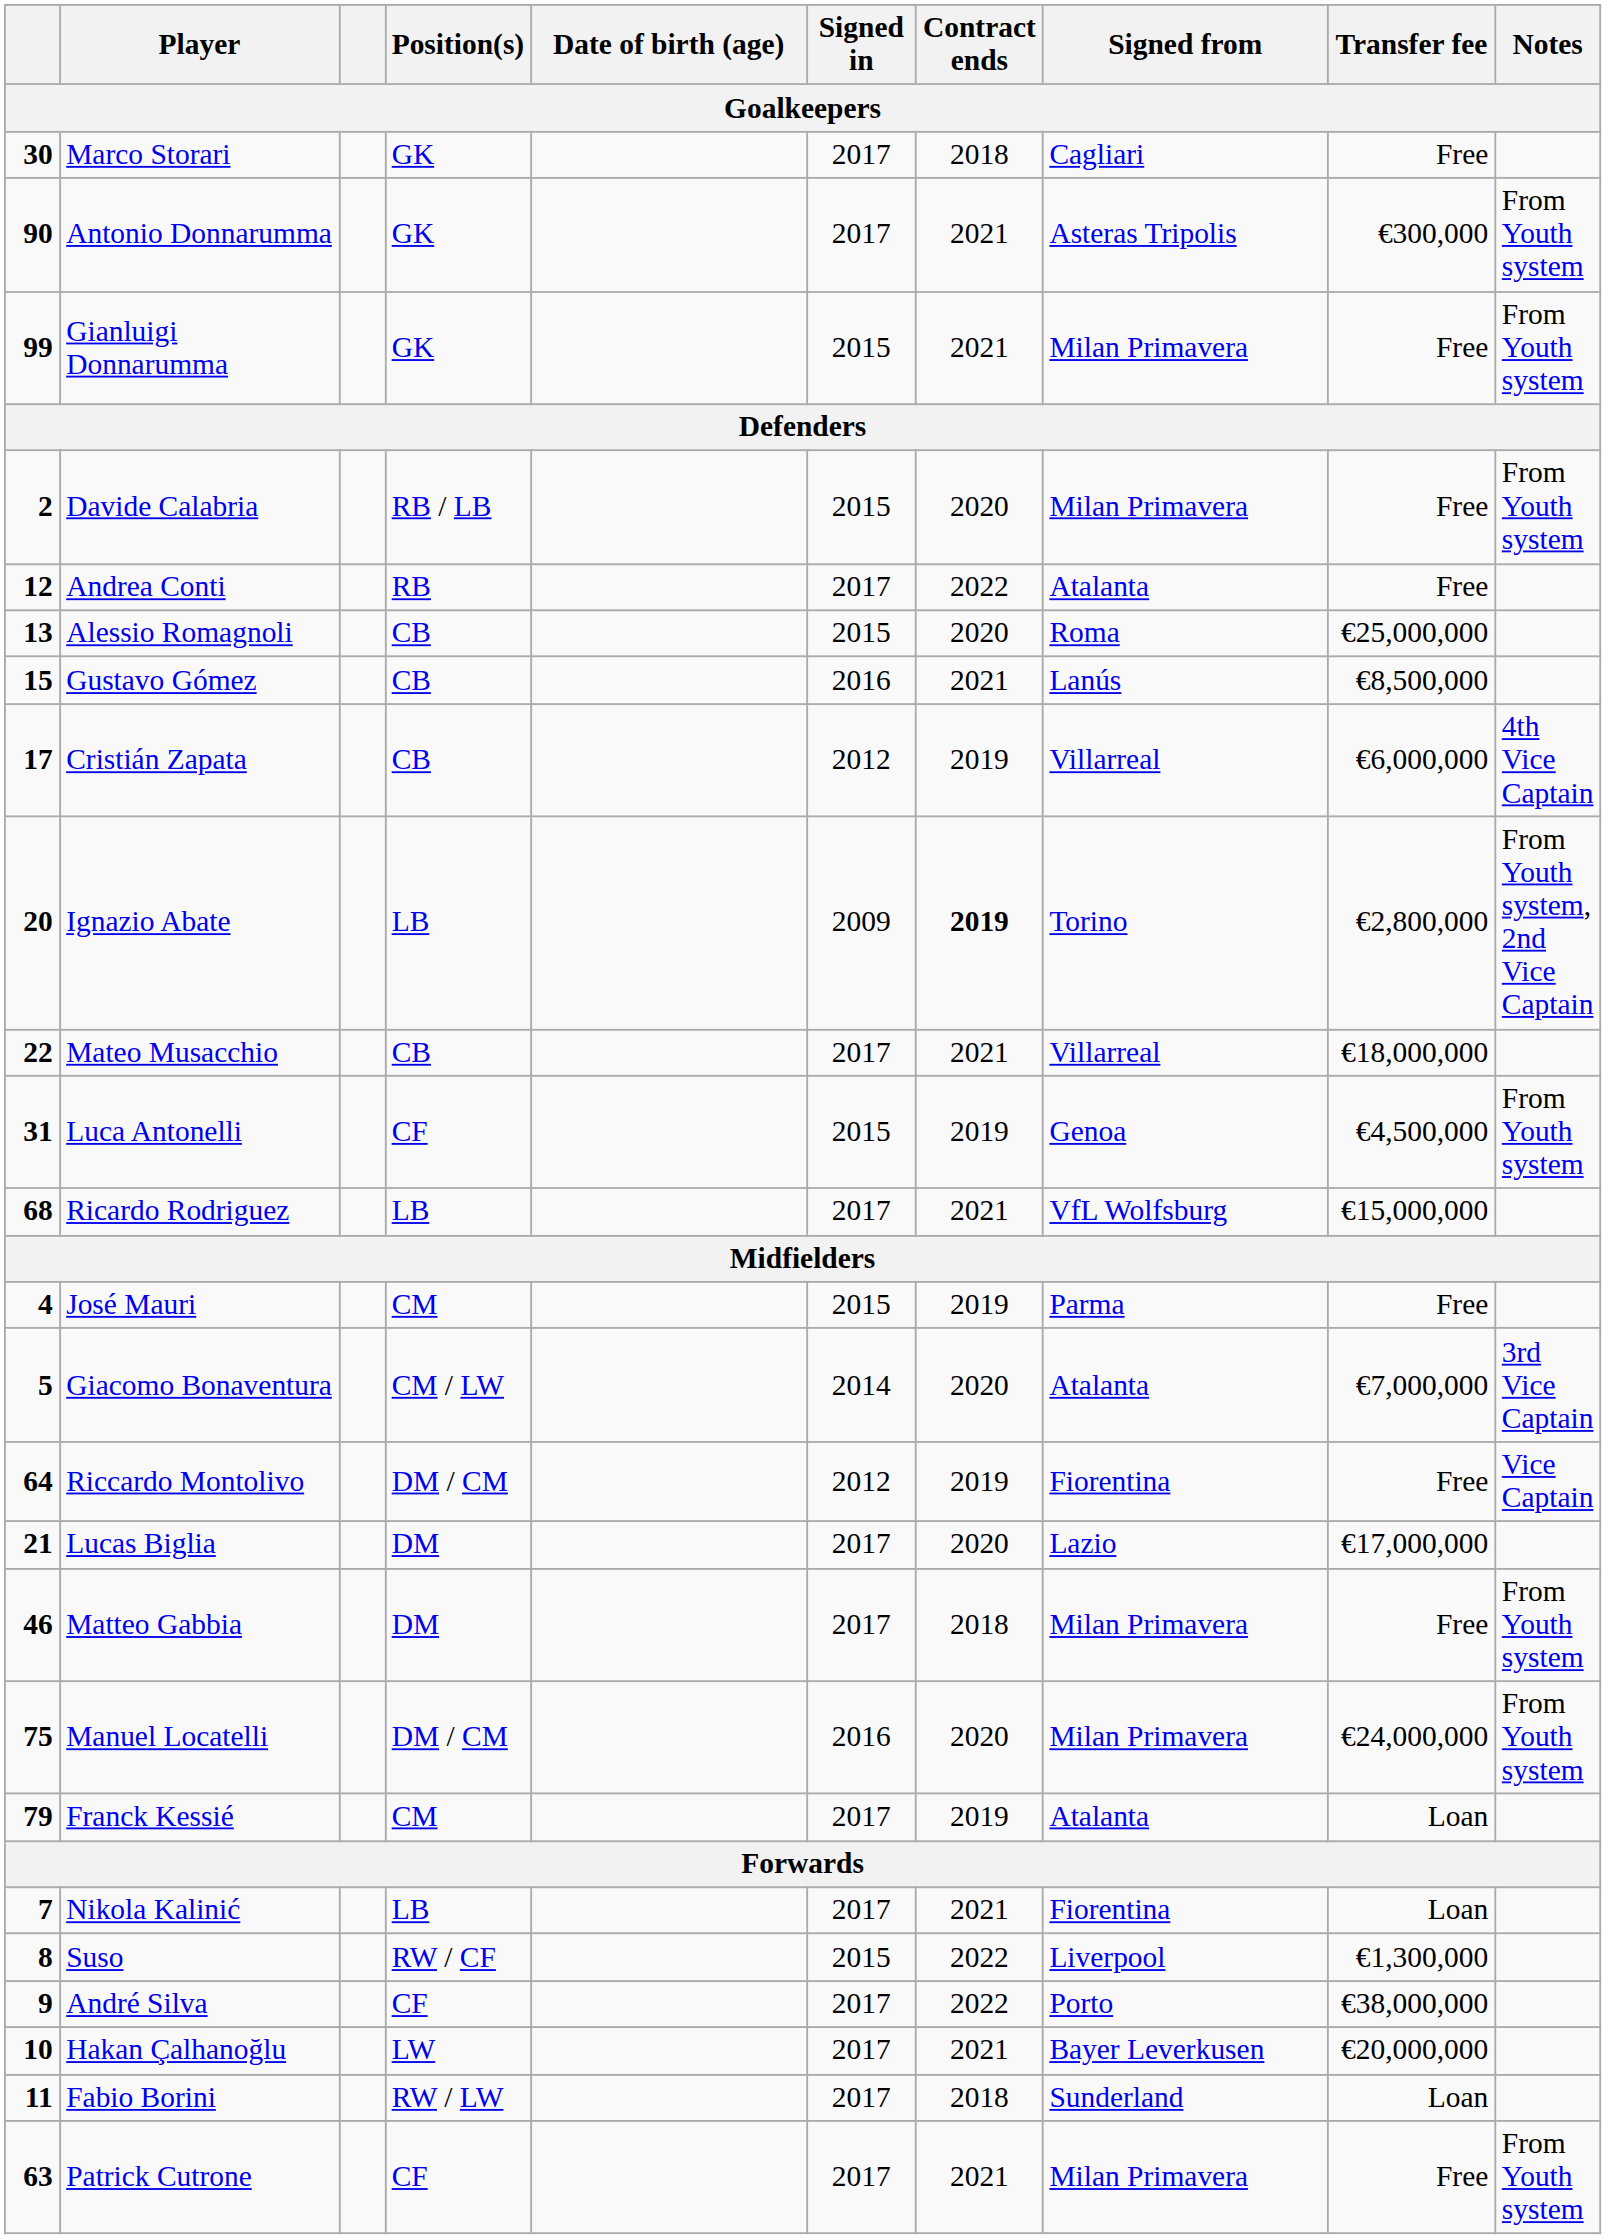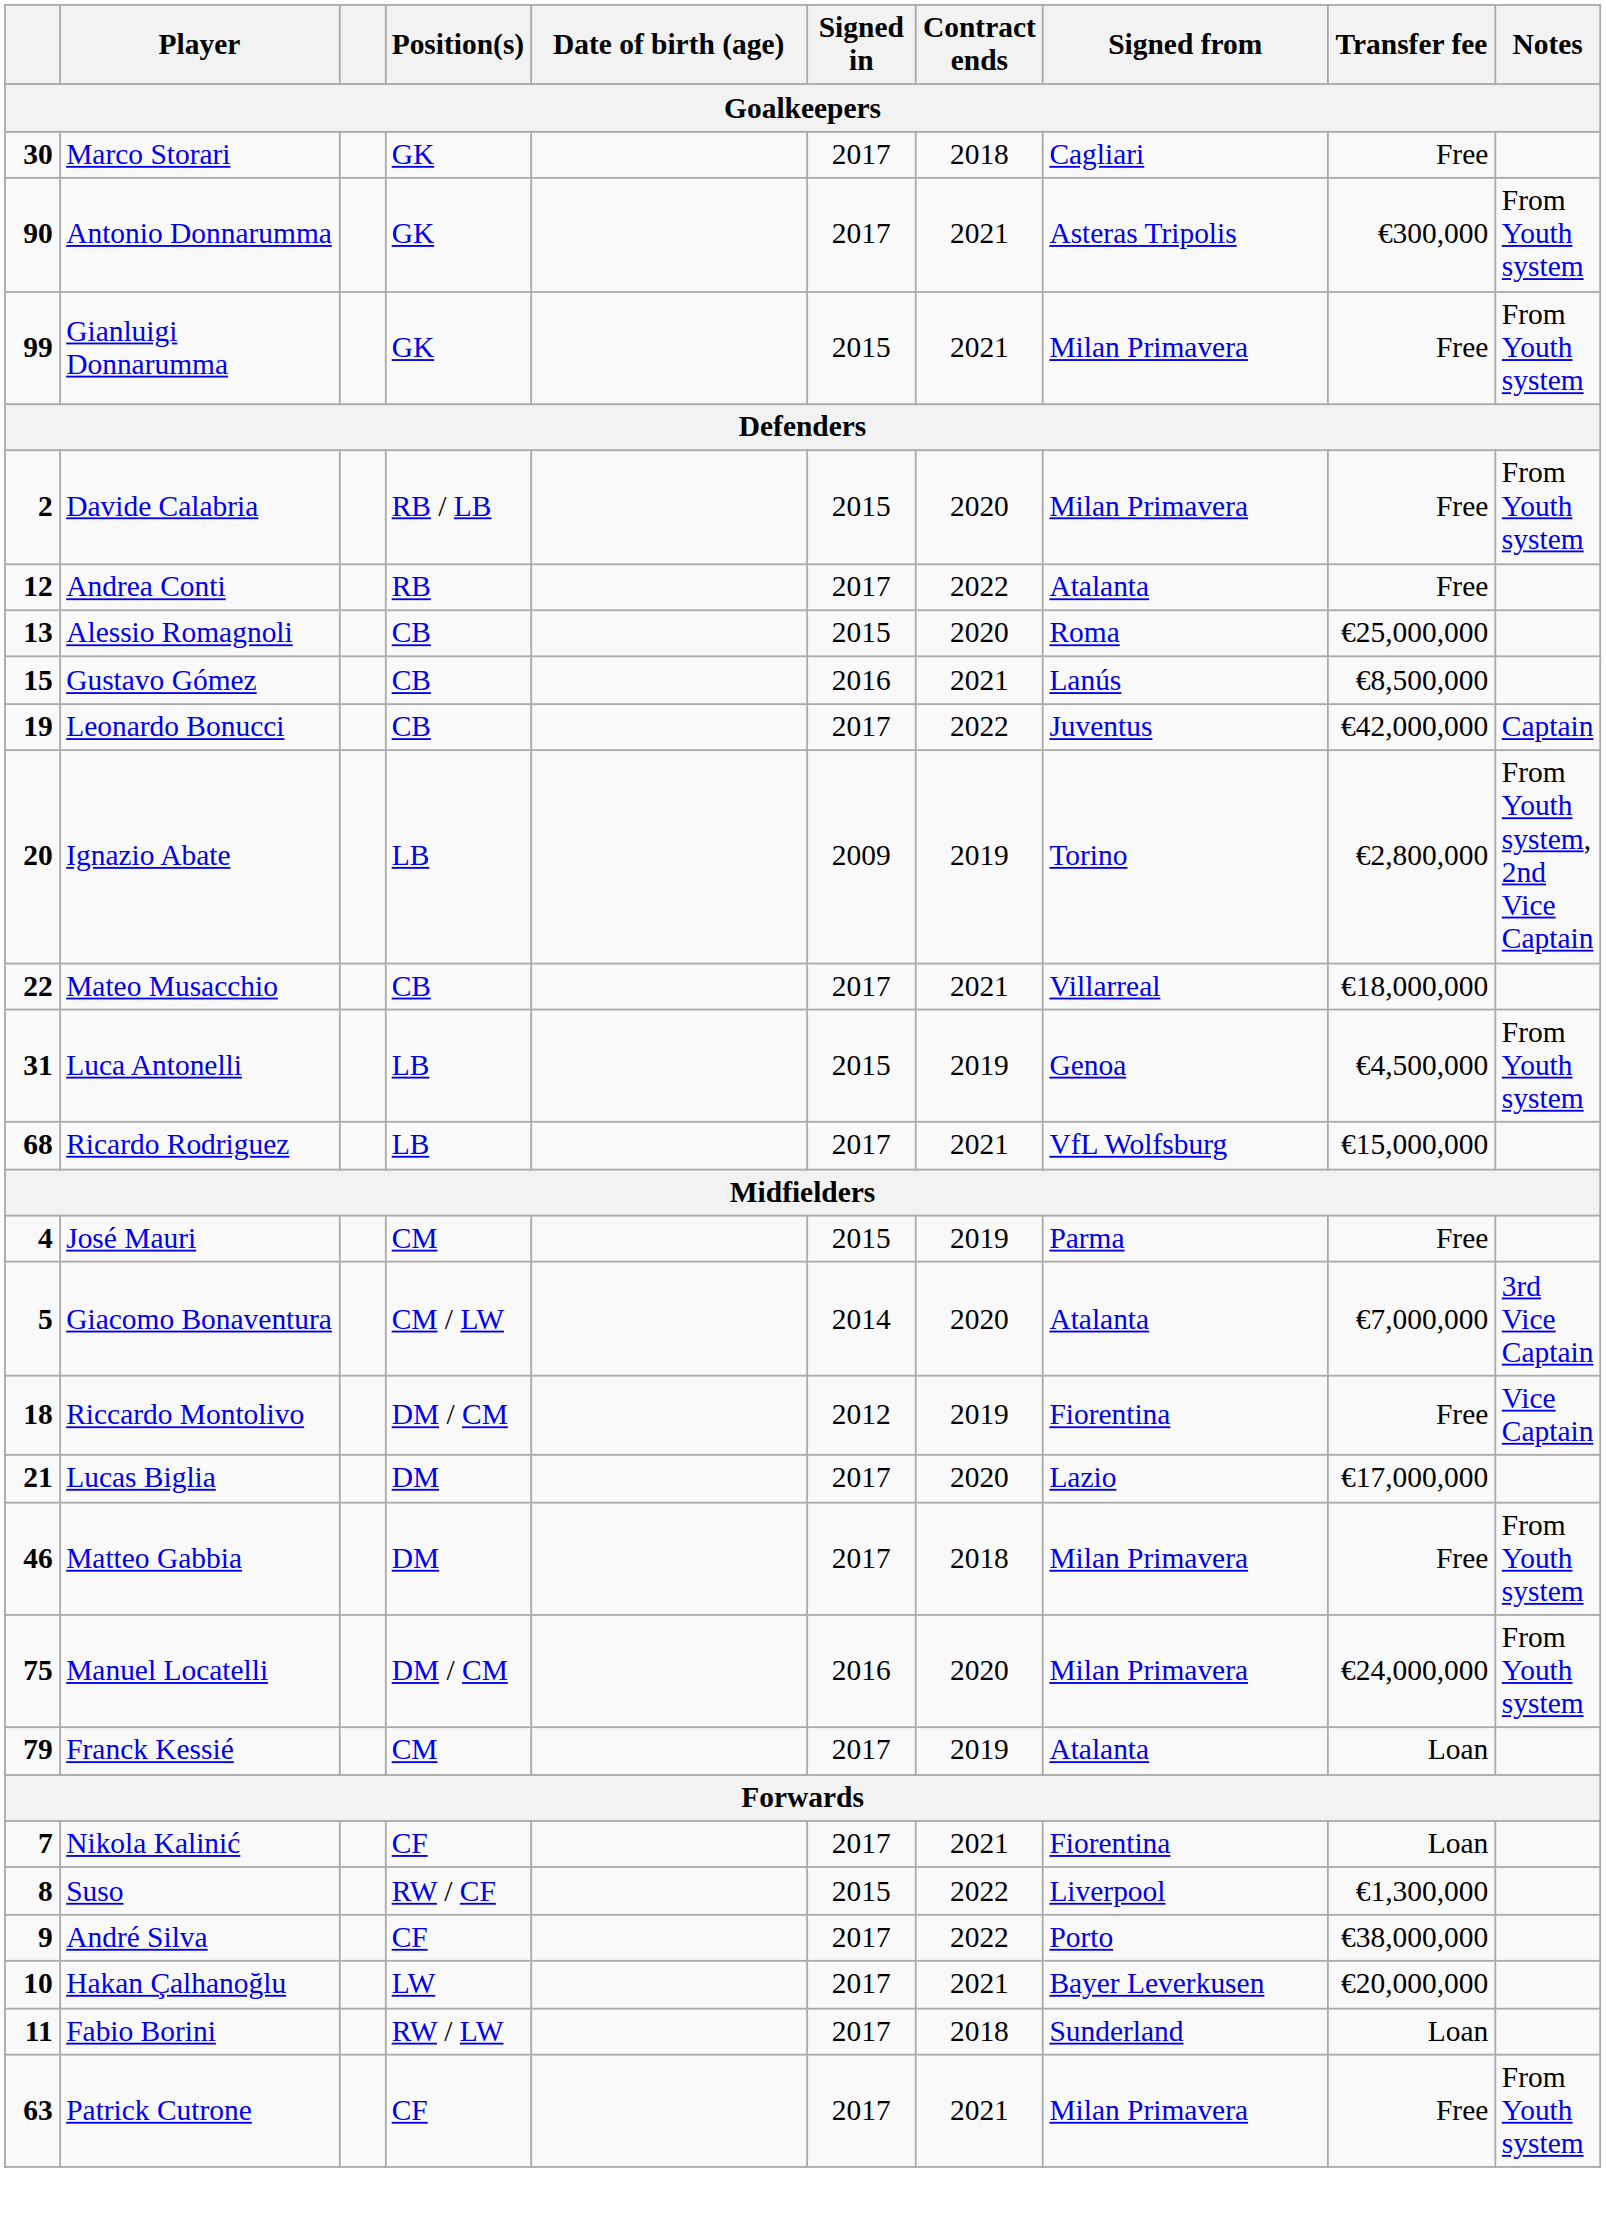- row: (157, 759)
+ row: (175, 726)
(979, 922) bold -> (979, 856) normal
(410, 1131) CF -> (410, 1065) LB
(38, 1480) 64 -> (38, 1414) 18
(410, 1910) LB -> (410, 1843) CF
